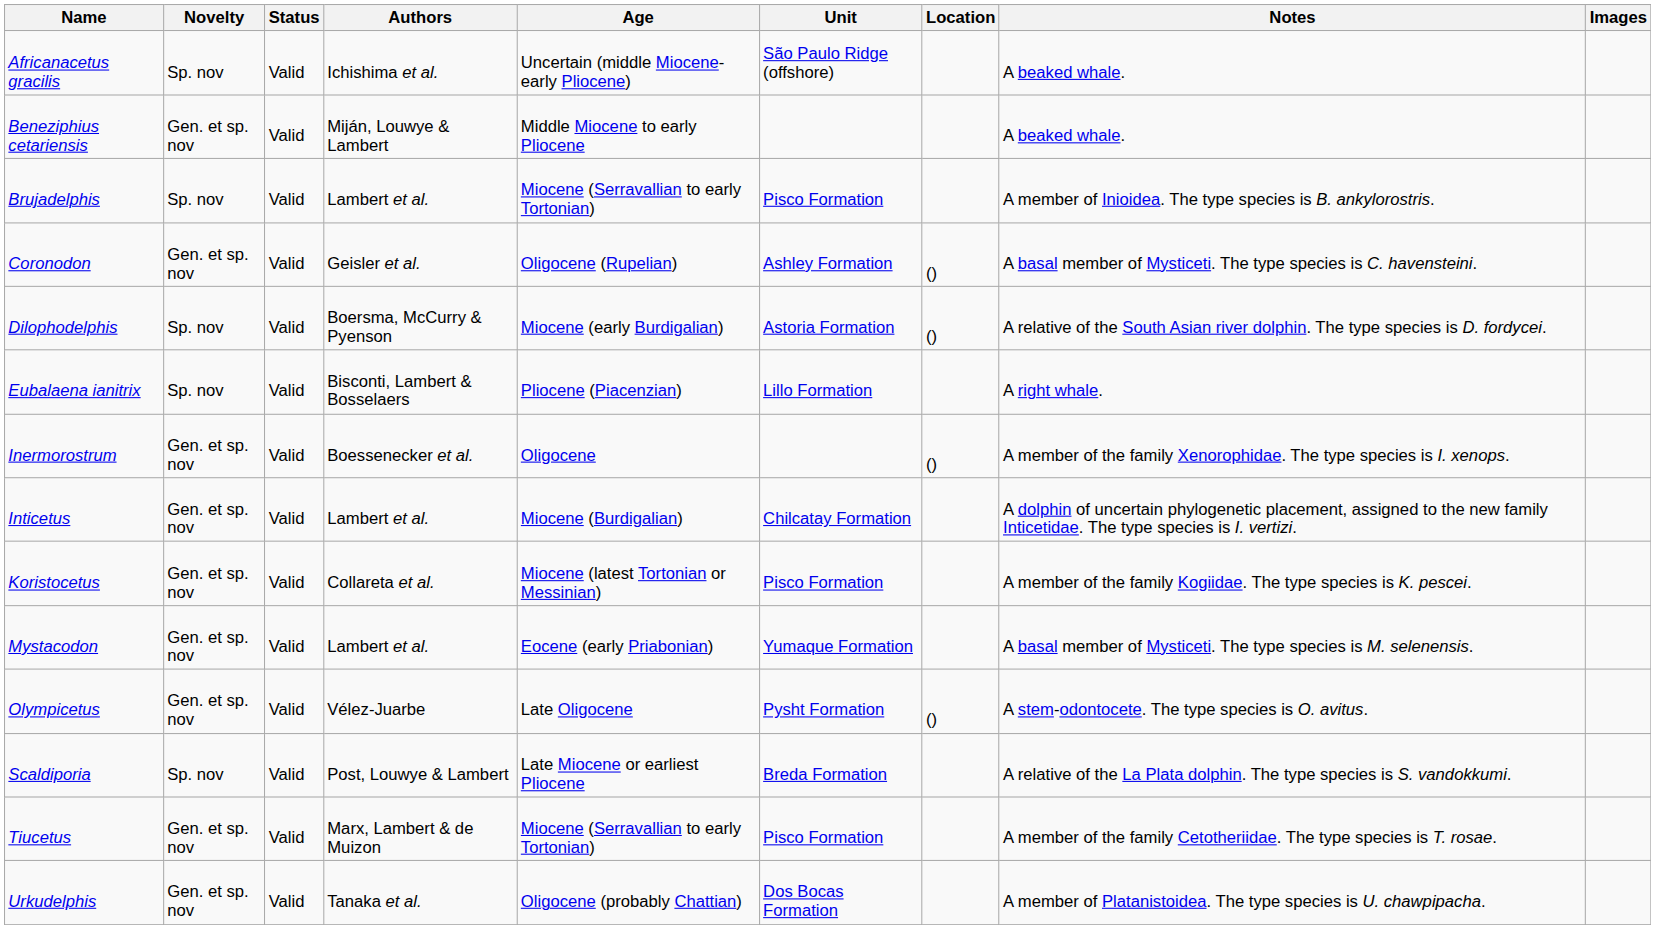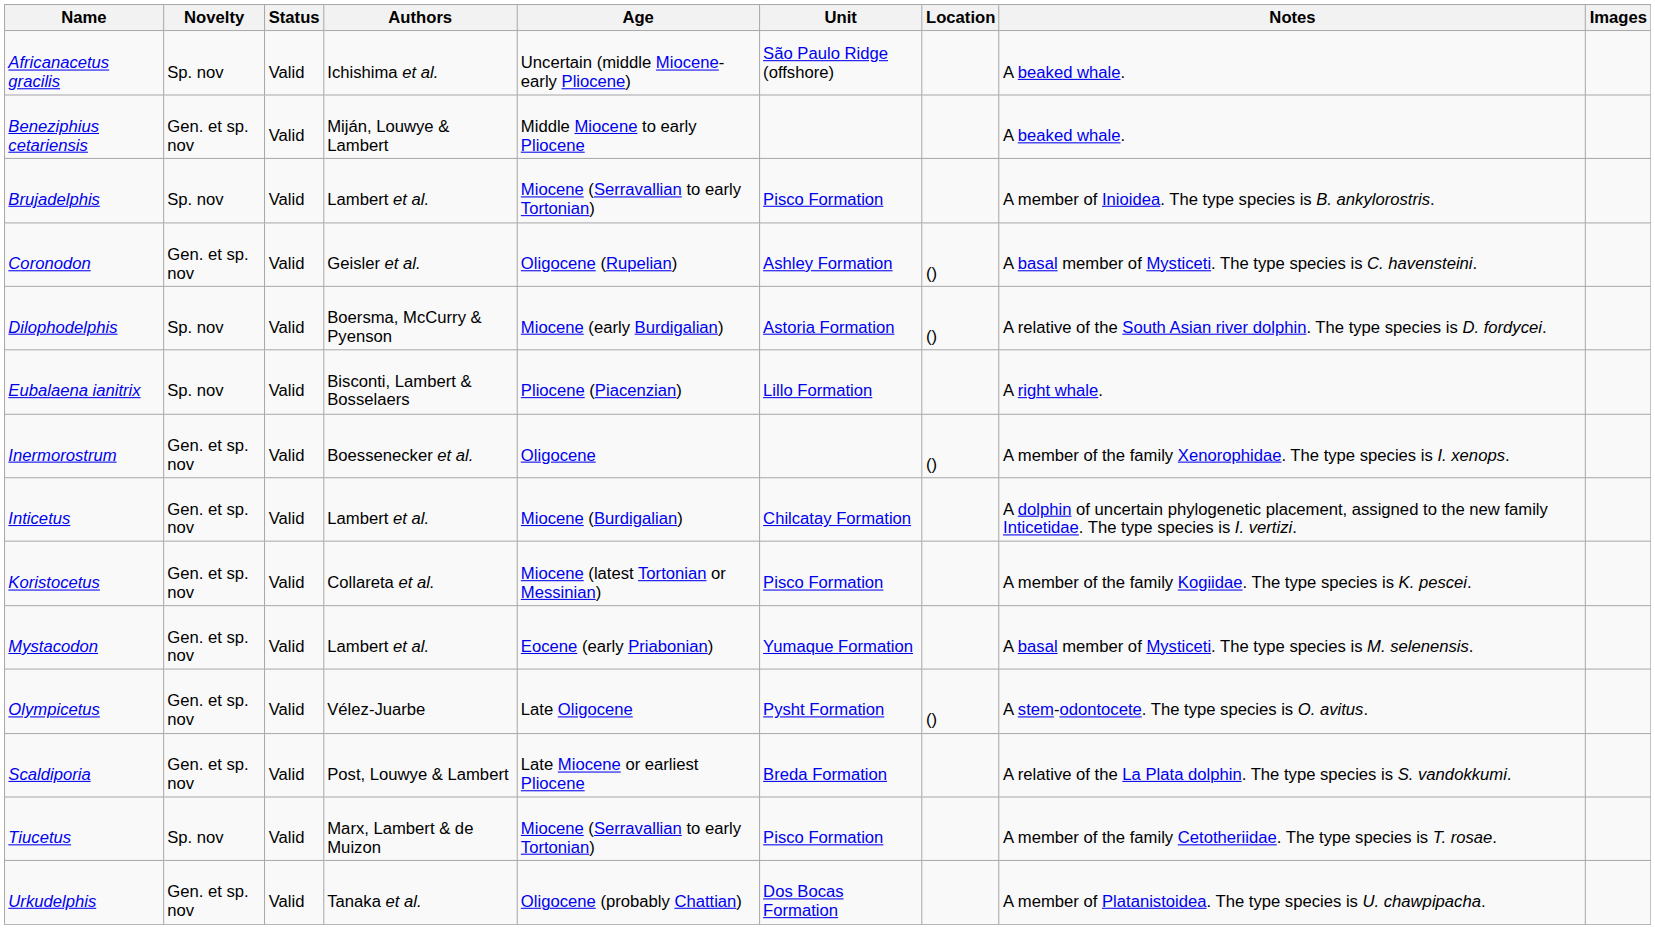(195, 774) Sp. nov -> (208, 774) Gen. et sp. nov
(208, 838) Gen. et sp. nov -> (195, 838) Sp. nov
